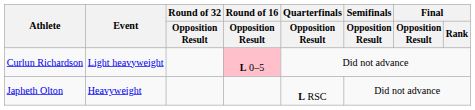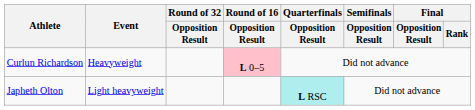(126, 62) Light heavyweight -> (115, 62) Heavyweight
(115, 91) Heavyweight -> (126, 91) Light heavyweight
(312, 97) no background -> (312, 97) paleturquoise background
